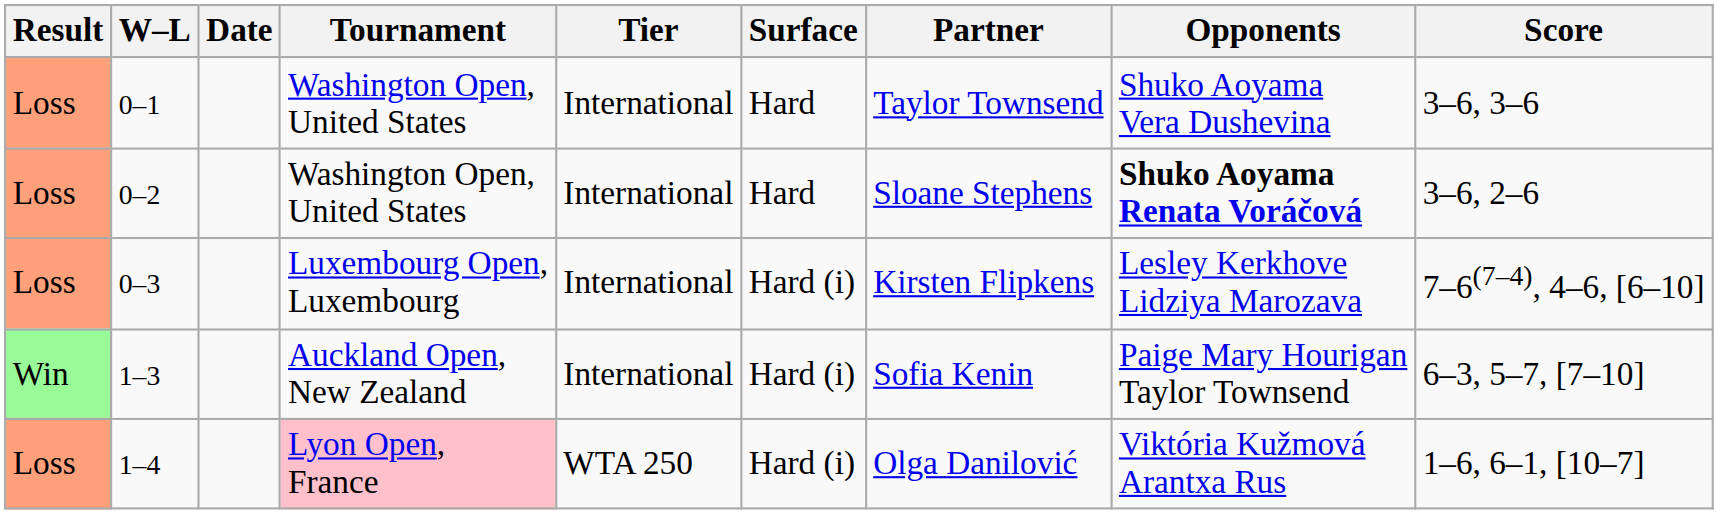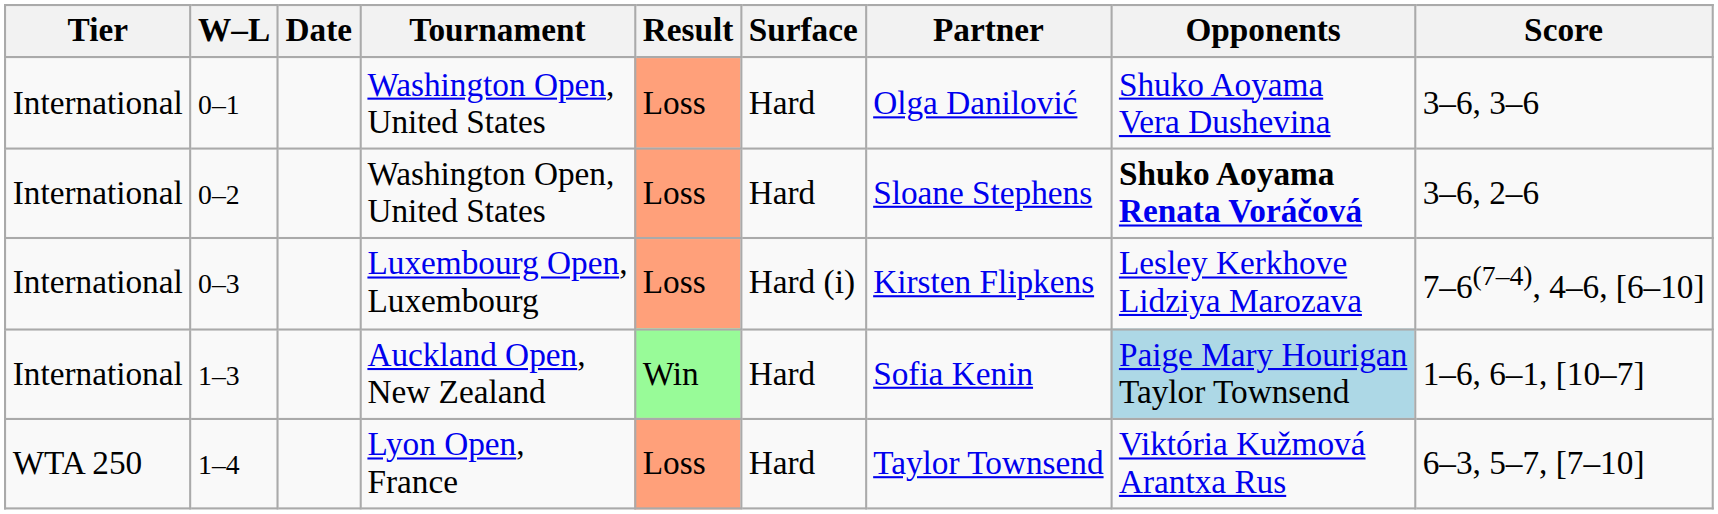columns swapped: (58, 30) <-> (648, 30)
(988, 102) Taylor Townsend -> (975, 102) Olga Danilović
(802, 373) Hard (i) -> (782, 373) Hard
(1263, 373) no background -> (1263, 373) lightblue background
(1534, 373) 6–3, 5–7, [7–10] -> (1534, 373) 1–6, 6–1, [10–7]
(367, 463) pink background -> (446, 463) no background
(802, 463) Hard (i) -> (782, 463) Hard
(975, 463) Olga Danilović -> (988, 463) Taylor Townsend
(1534, 463) 1–6, 6–1, [10–7] -> (1534, 463) 6–3, 5–7, [7–10]
